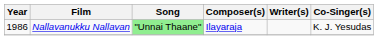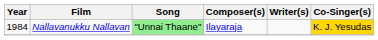(17, 27) 1986 -> (17, 27) 1984
(342, 27) no background -> (342, 27) gold background
